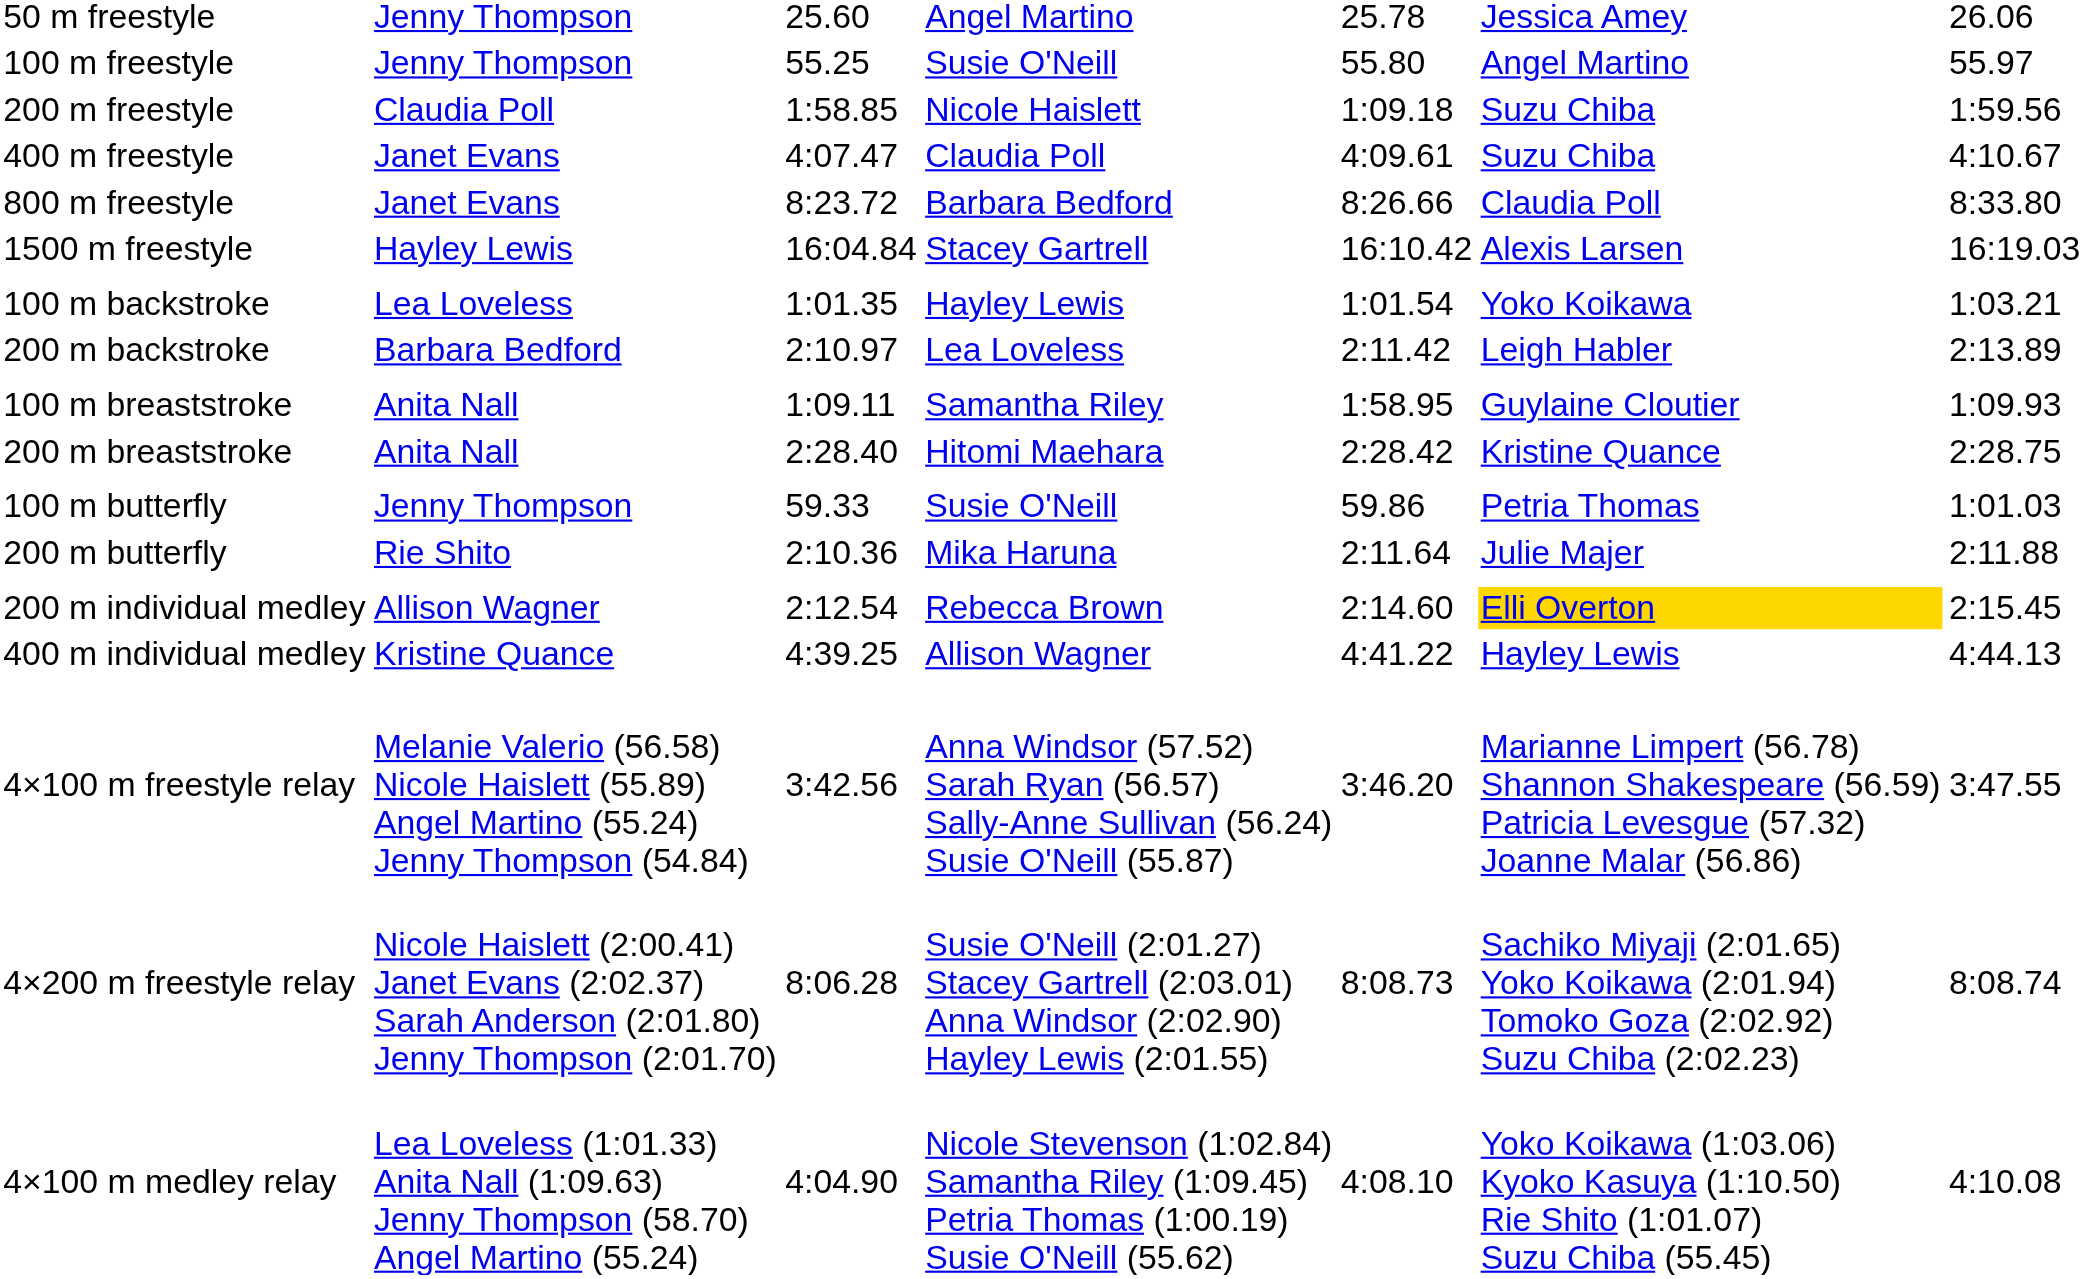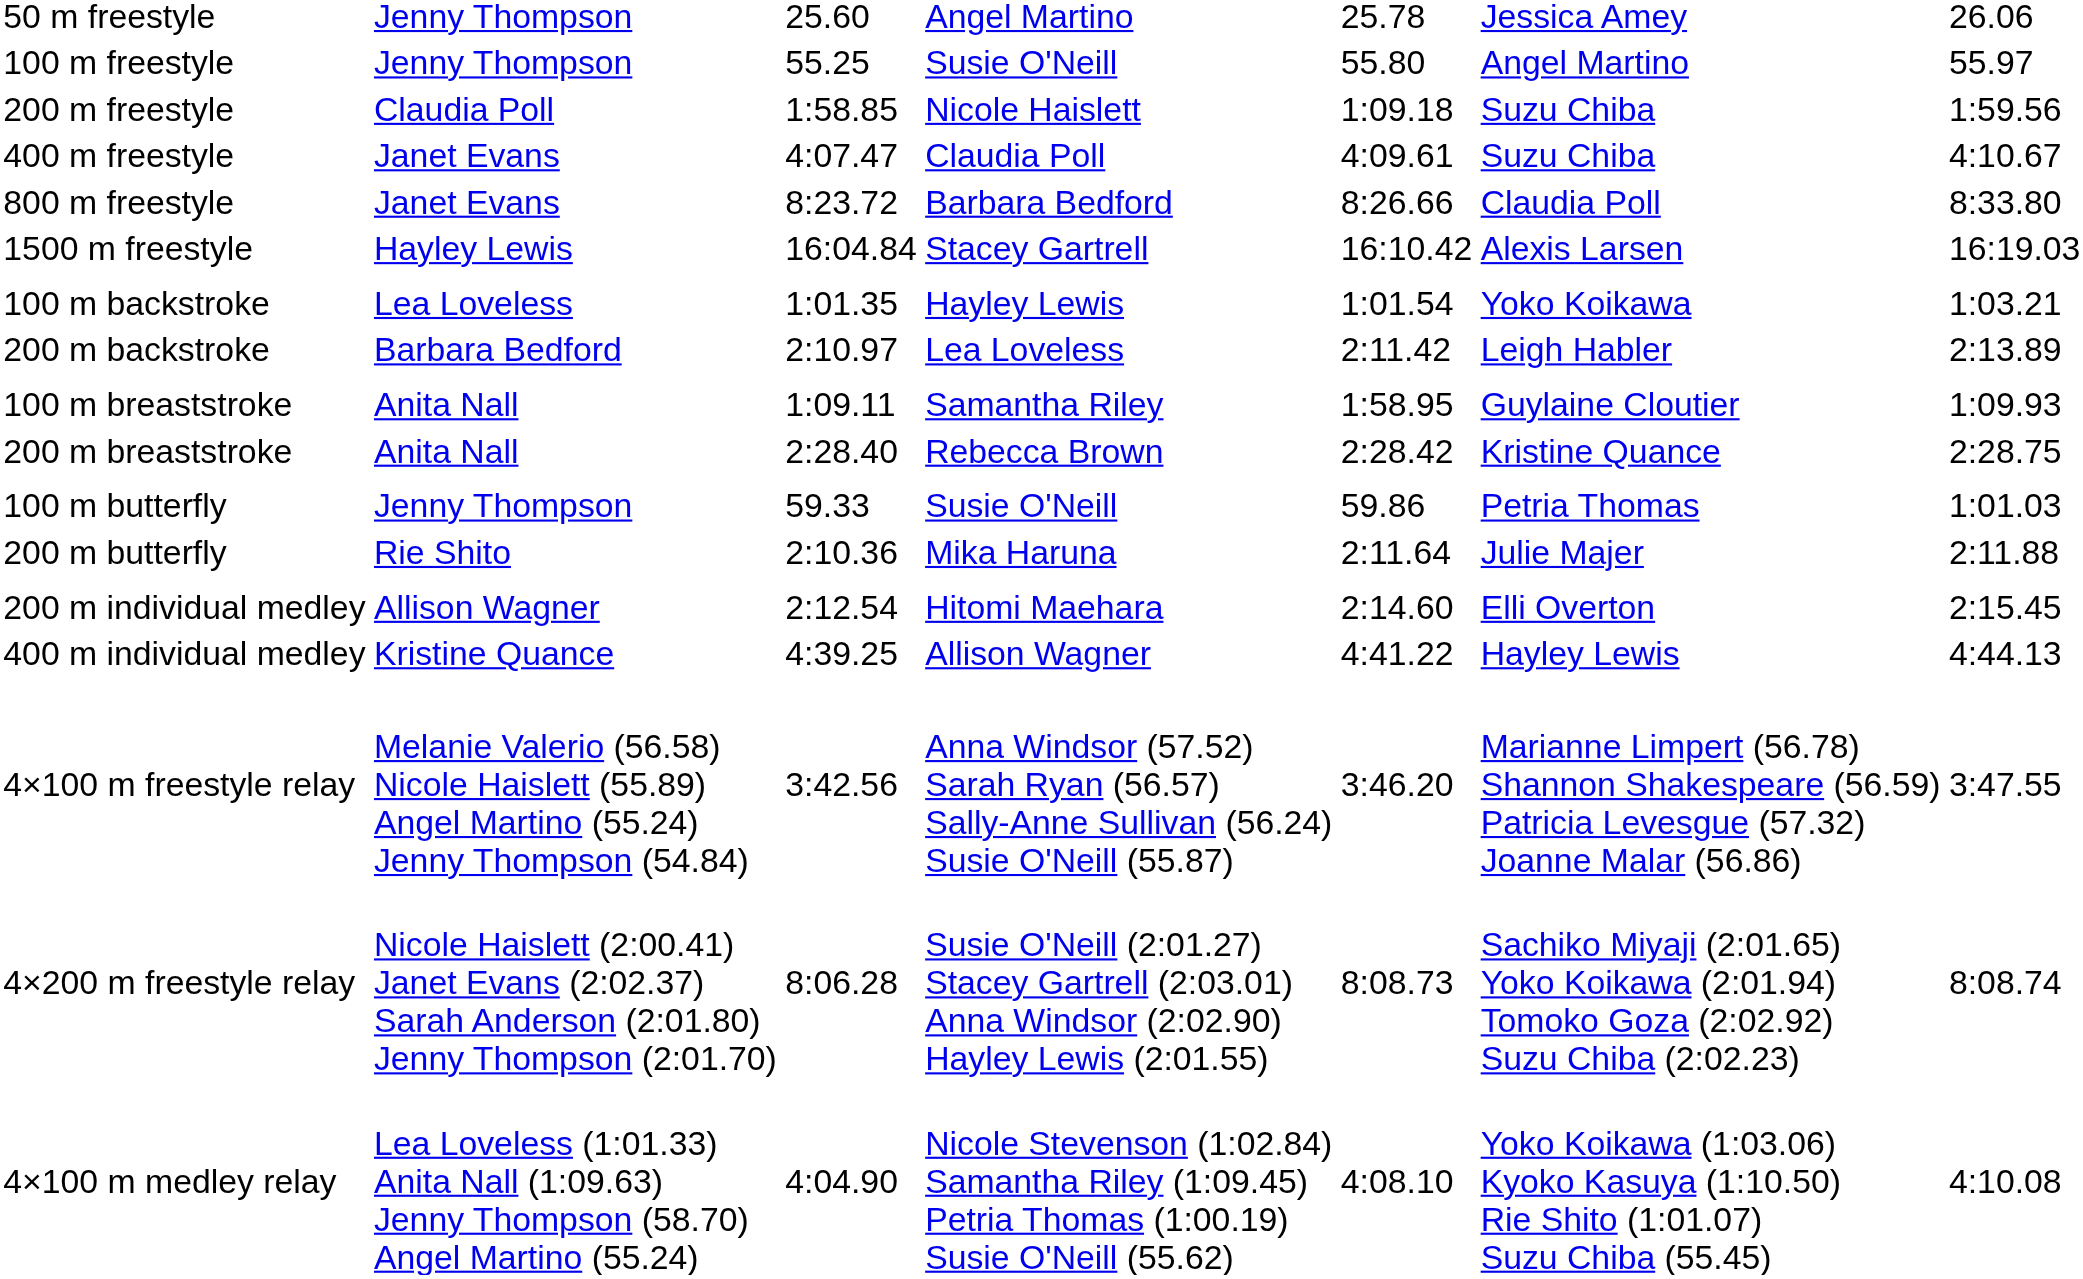(1044, 451) Hitomi Maehara -> (1044, 451) Rebecca Brown
(1044, 607) Rebecca Brown -> (1044, 607) Hitomi Maehara
(1568, 607) gold background -> (1568, 607) no background
